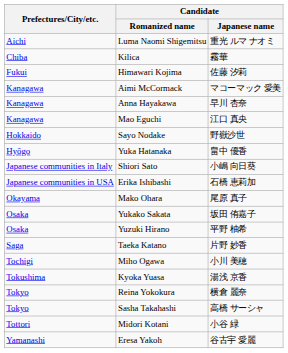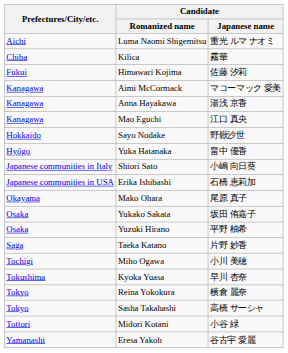(229, 104) 早川 杏奈 -> (229, 104) 湯浅 京香
(229, 277) 湯浅 京香 -> (229, 277) 早川 杏奈
